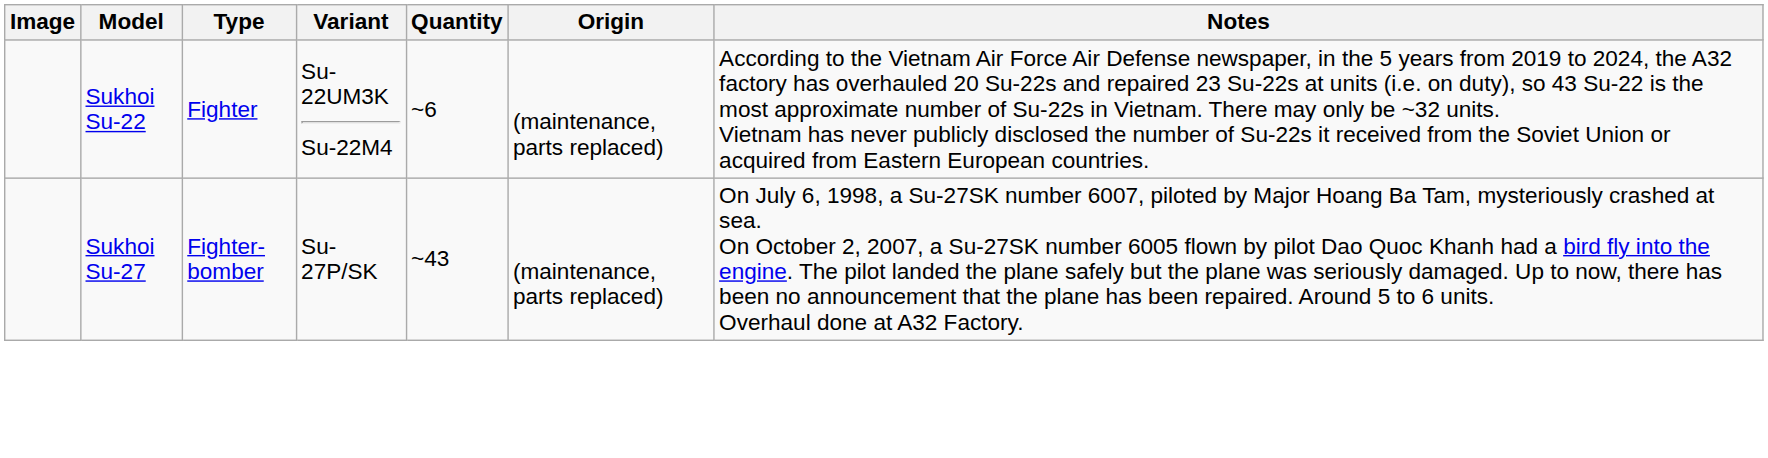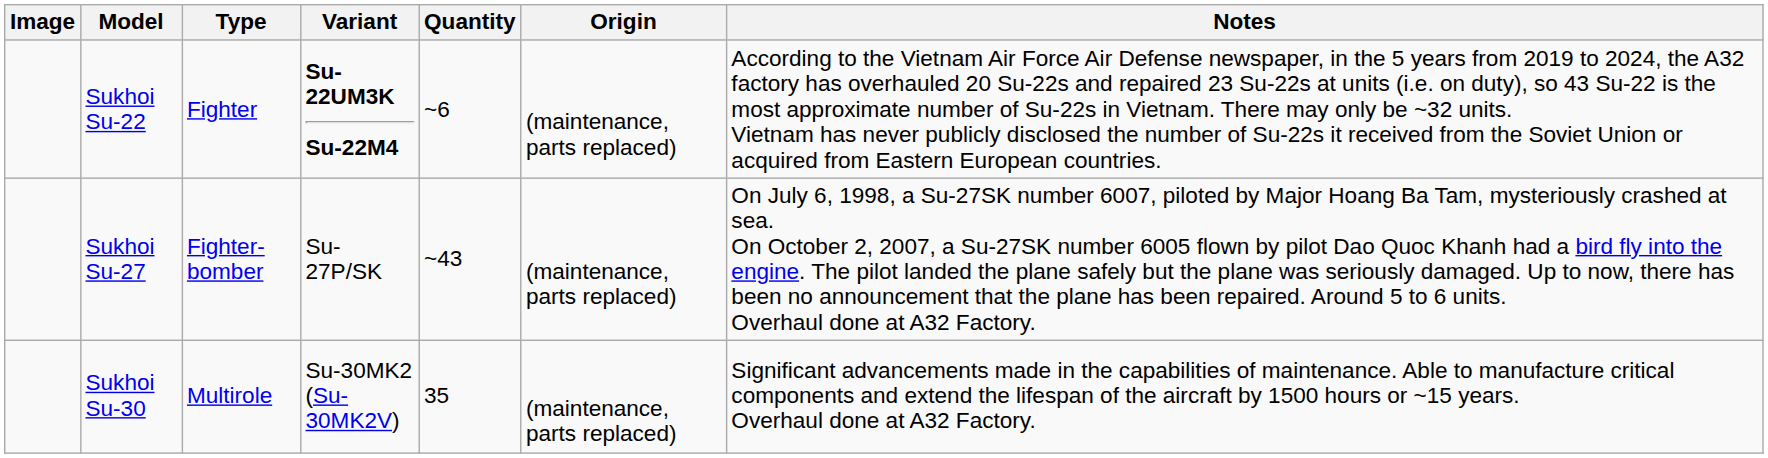(351, 108) normal -> (360, 108) bold
+ row: (120, 396)
